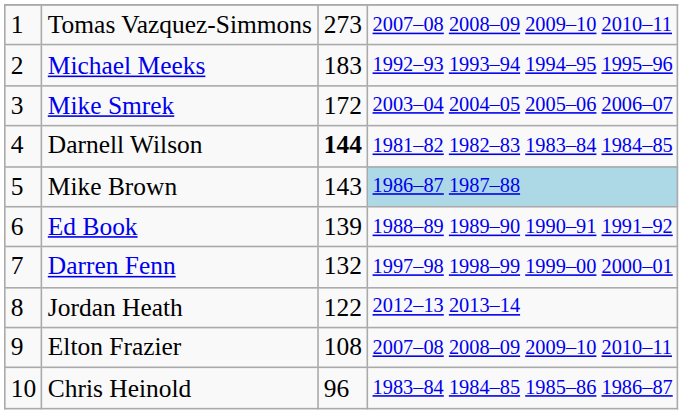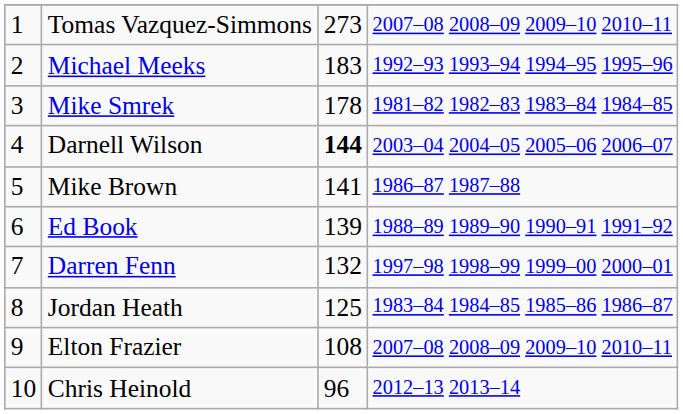(343, 105) 172 -> (343, 105) 178
(523, 105) 2003–04 2004–05 2005–06 2006–07 -> (523, 105) 1981–82 1982–83 1983–84 1984–85
(523, 145) 1981–82 1982–83 1983–84 1984–85 -> (523, 145) 2003–04 2004–05 2005–06 2006–07
(343, 186) 143 -> (343, 186) 141
(446, 186) lightblue background -> (446, 186) no background
(343, 307) 122 -> (343, 307) 125
(446, 307) 2012–13 2013–14 -> (523, 307) 1983–84 1984–85 1985–86 1986–87
(523, 387) 1983–84 1984–85 1985–86 1986–87 -> (446, 387) 2012–13 2013–14
